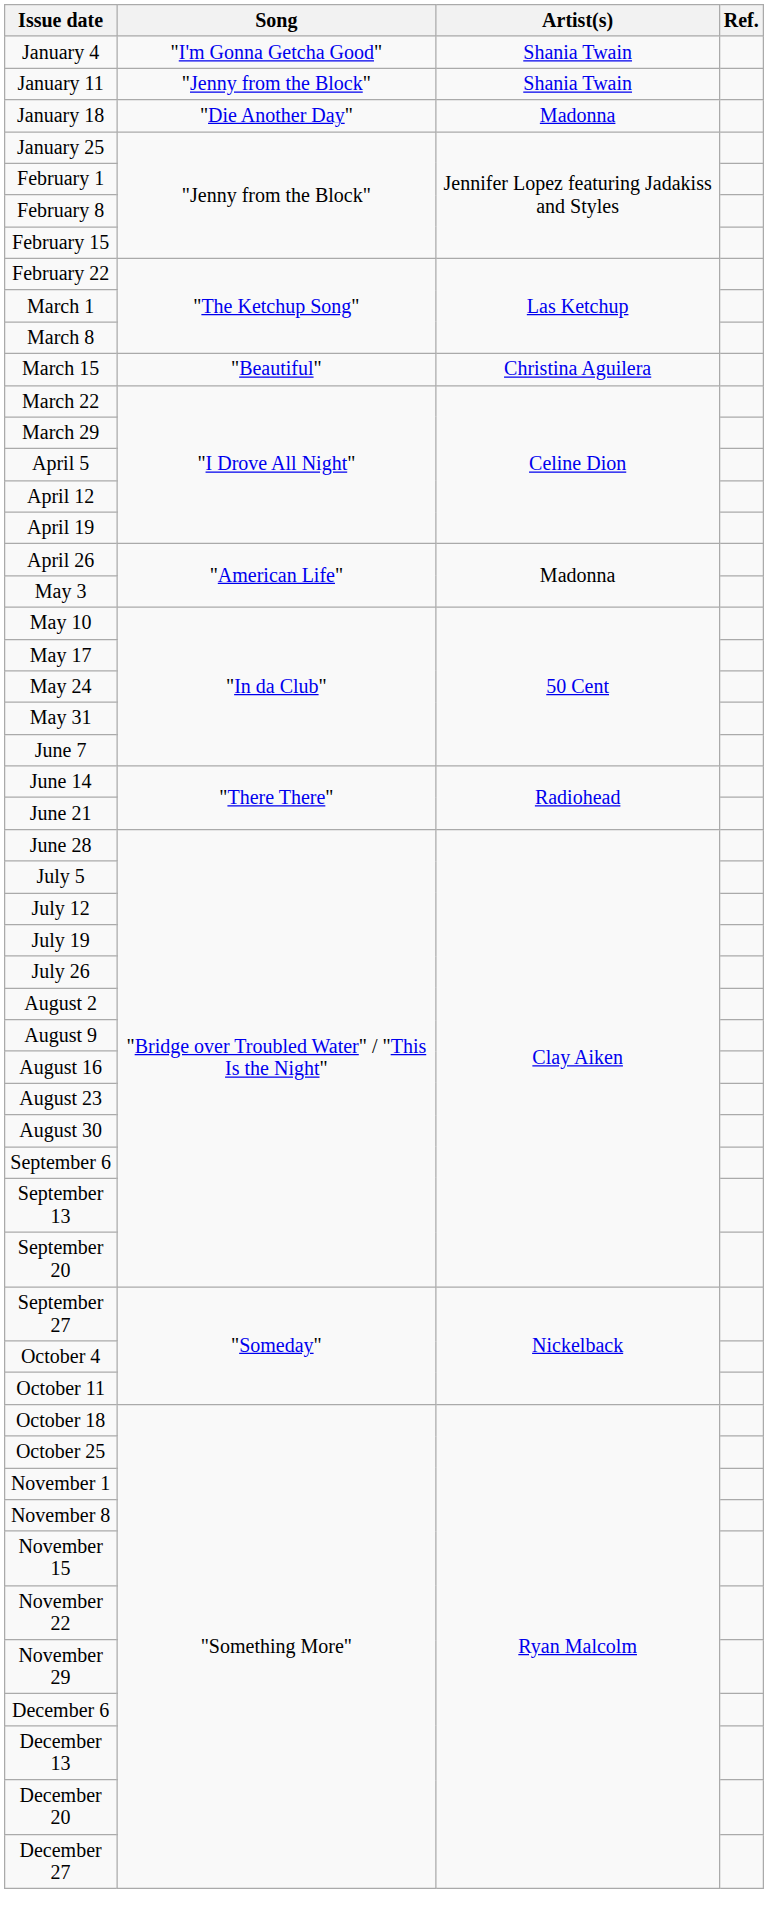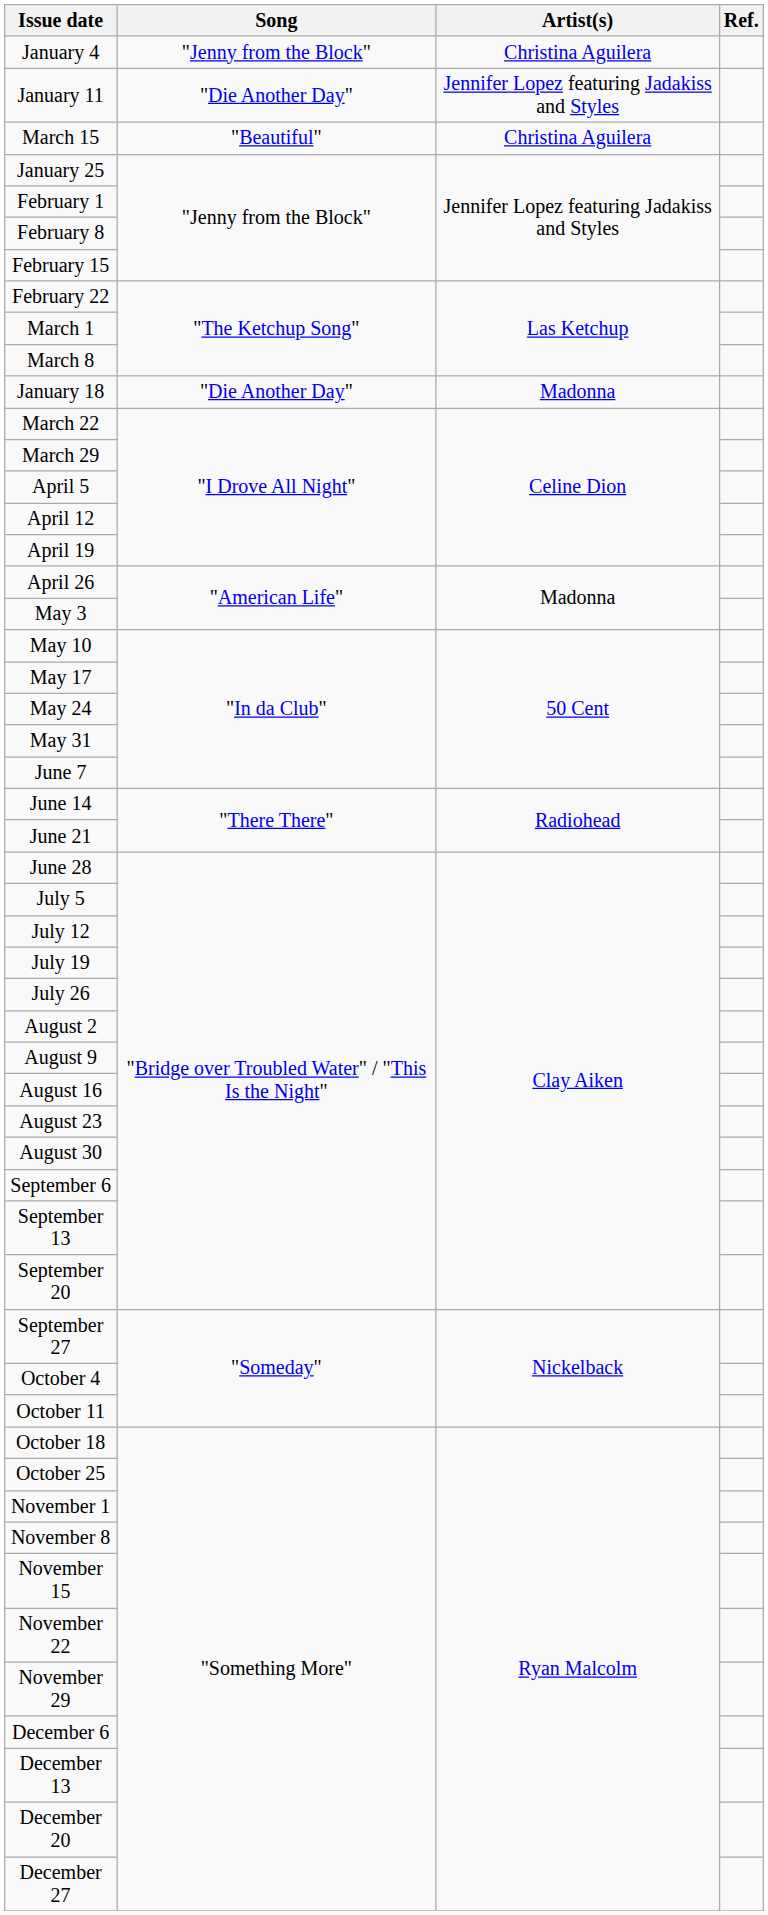(276, 52) "I'm Gonna Getcha Good" -> (276, 52) "Jenny from the Block"
(578, 52) Shania Twain -> (578, 52) Christina Aguilera
(276, 83) "Jenny from the Block" -> (276, 95) "Die Another Day"
(578, 83) Shania Twain -> (578, 95) Jennifer Lopez featuring Jadakiss and Styles
rows swapped: (61, 115) <-> (61, 369)
